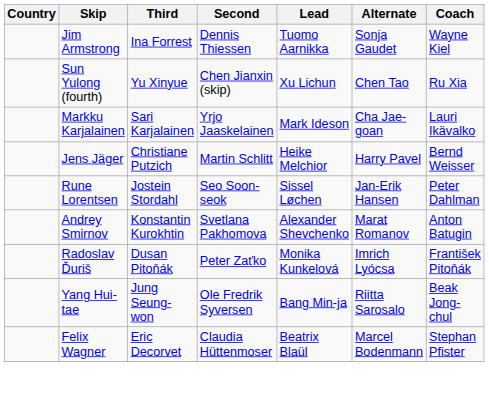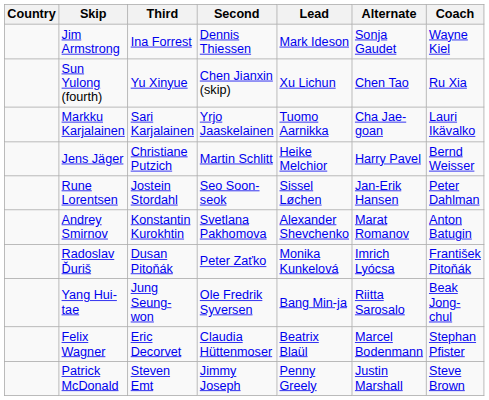(304, 41) Tuomo Aarnikka -> (314, 41) Mark Ideson
(314, 124) Mark Ideson -> (304, 124) Tuomo Aarnikka
+ row: (90, 378)
